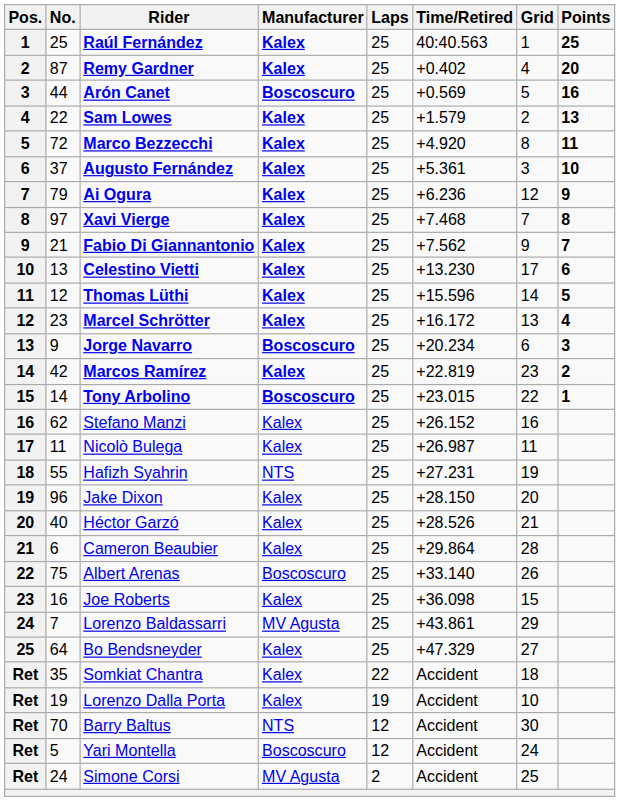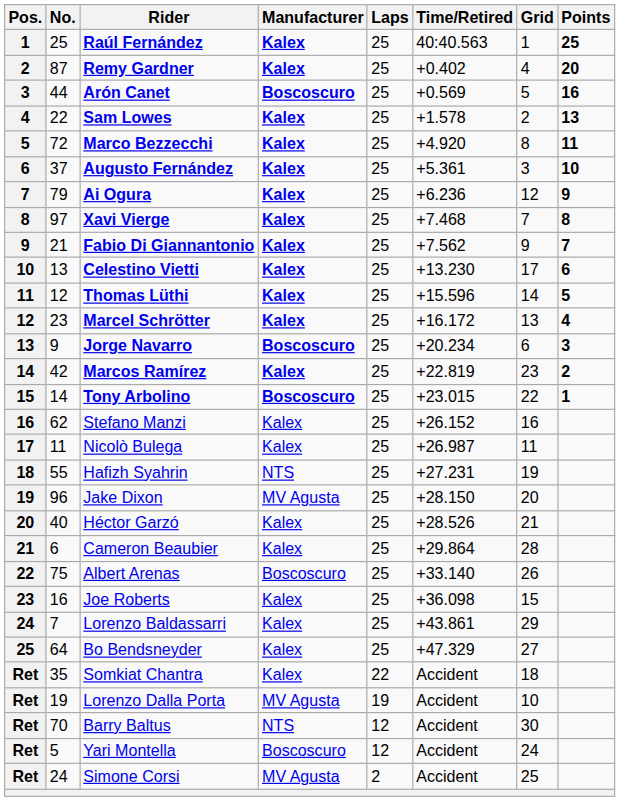(441, 118) +1.579 -> (441, 118) +1.578
(282, 497) Kalex -> (301, 497) MV Agusta
(301, 624) MV Agusta -> (282, 624) Kalex
(282, 700) Kalex -> (301, 700) MV Agusta
